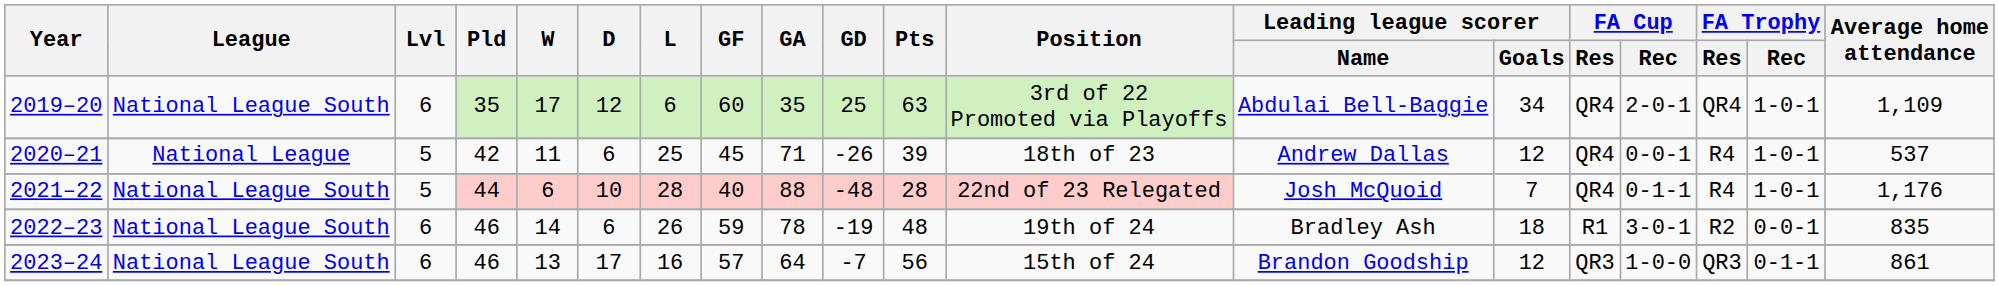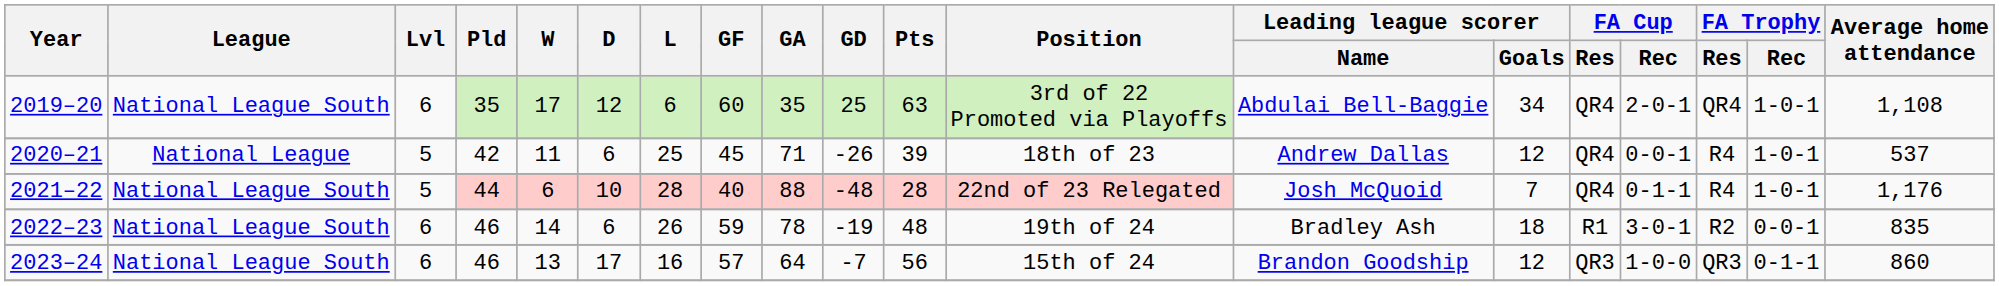(1910, 107) 1,109 -> (1910, 107) 1,108
(1910, 263) 861 -> (1910, 263) 860
